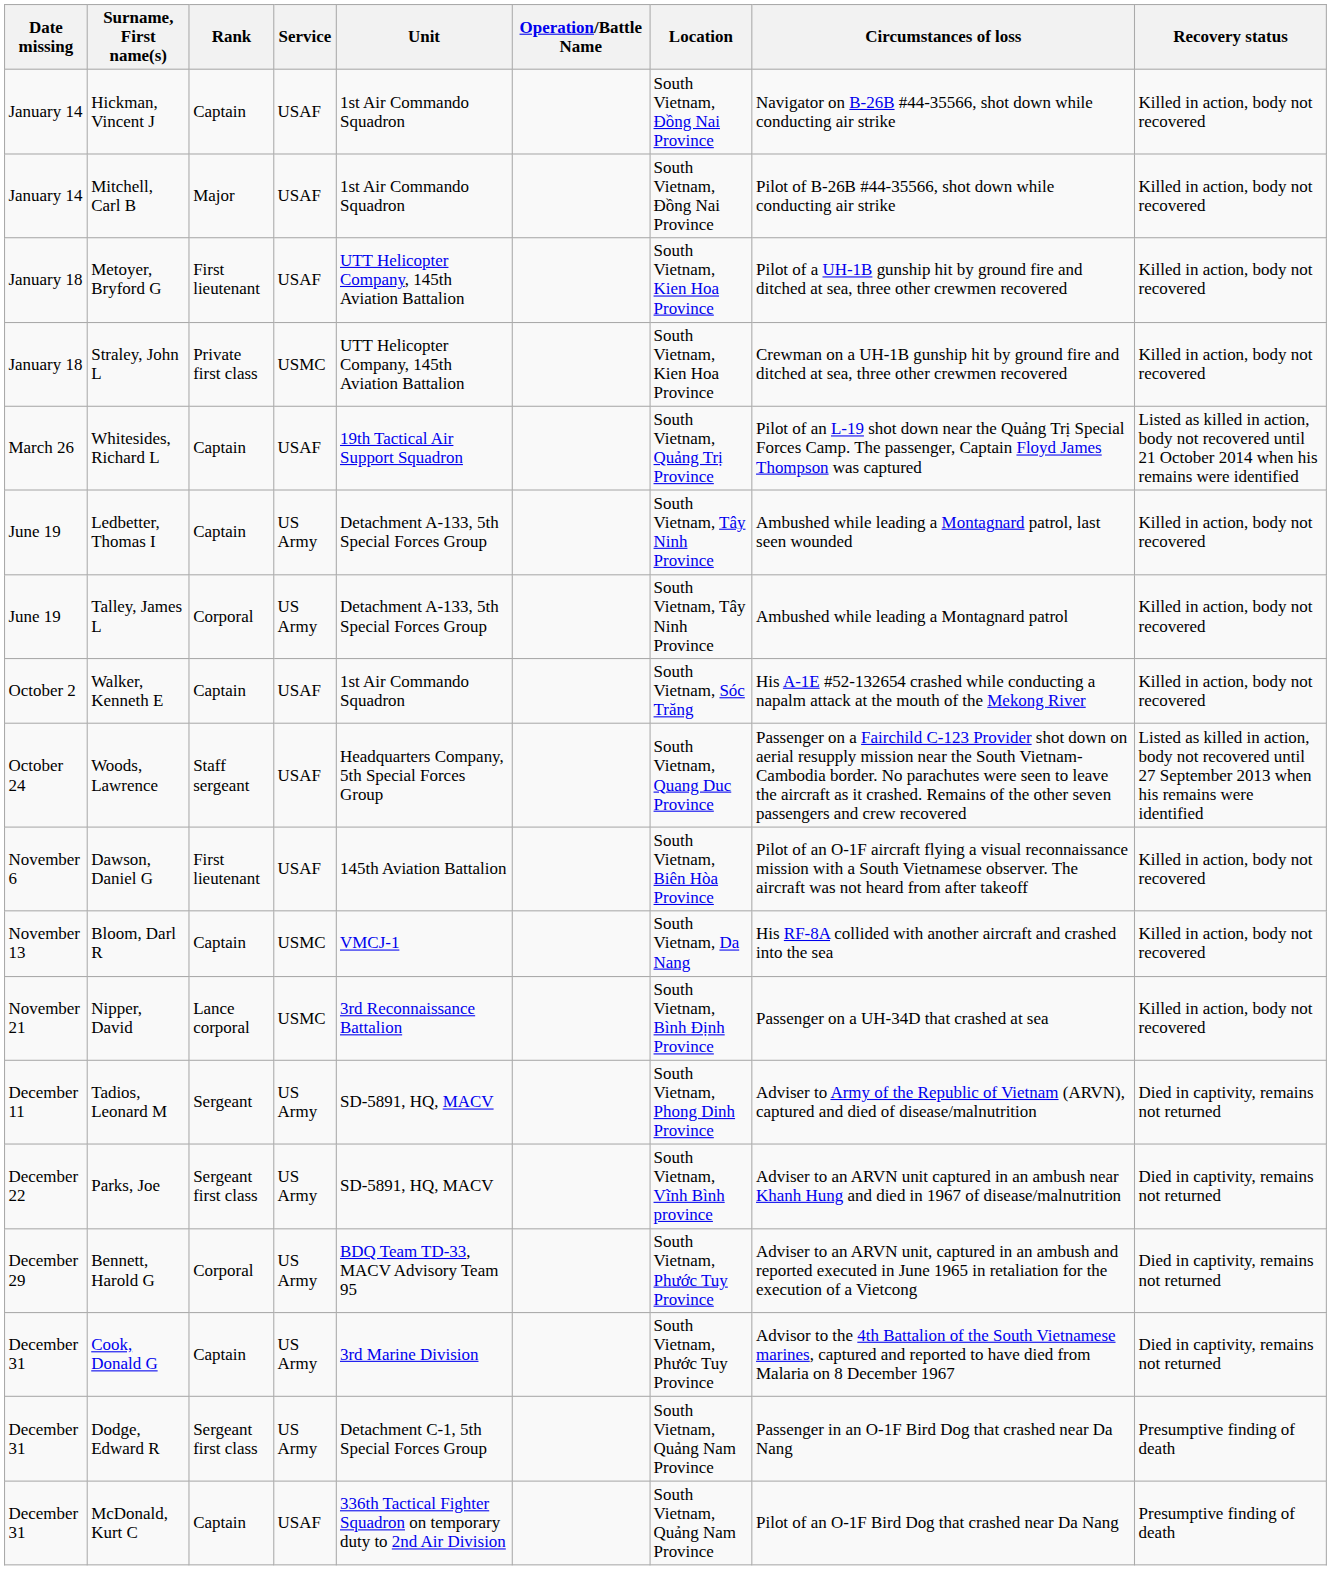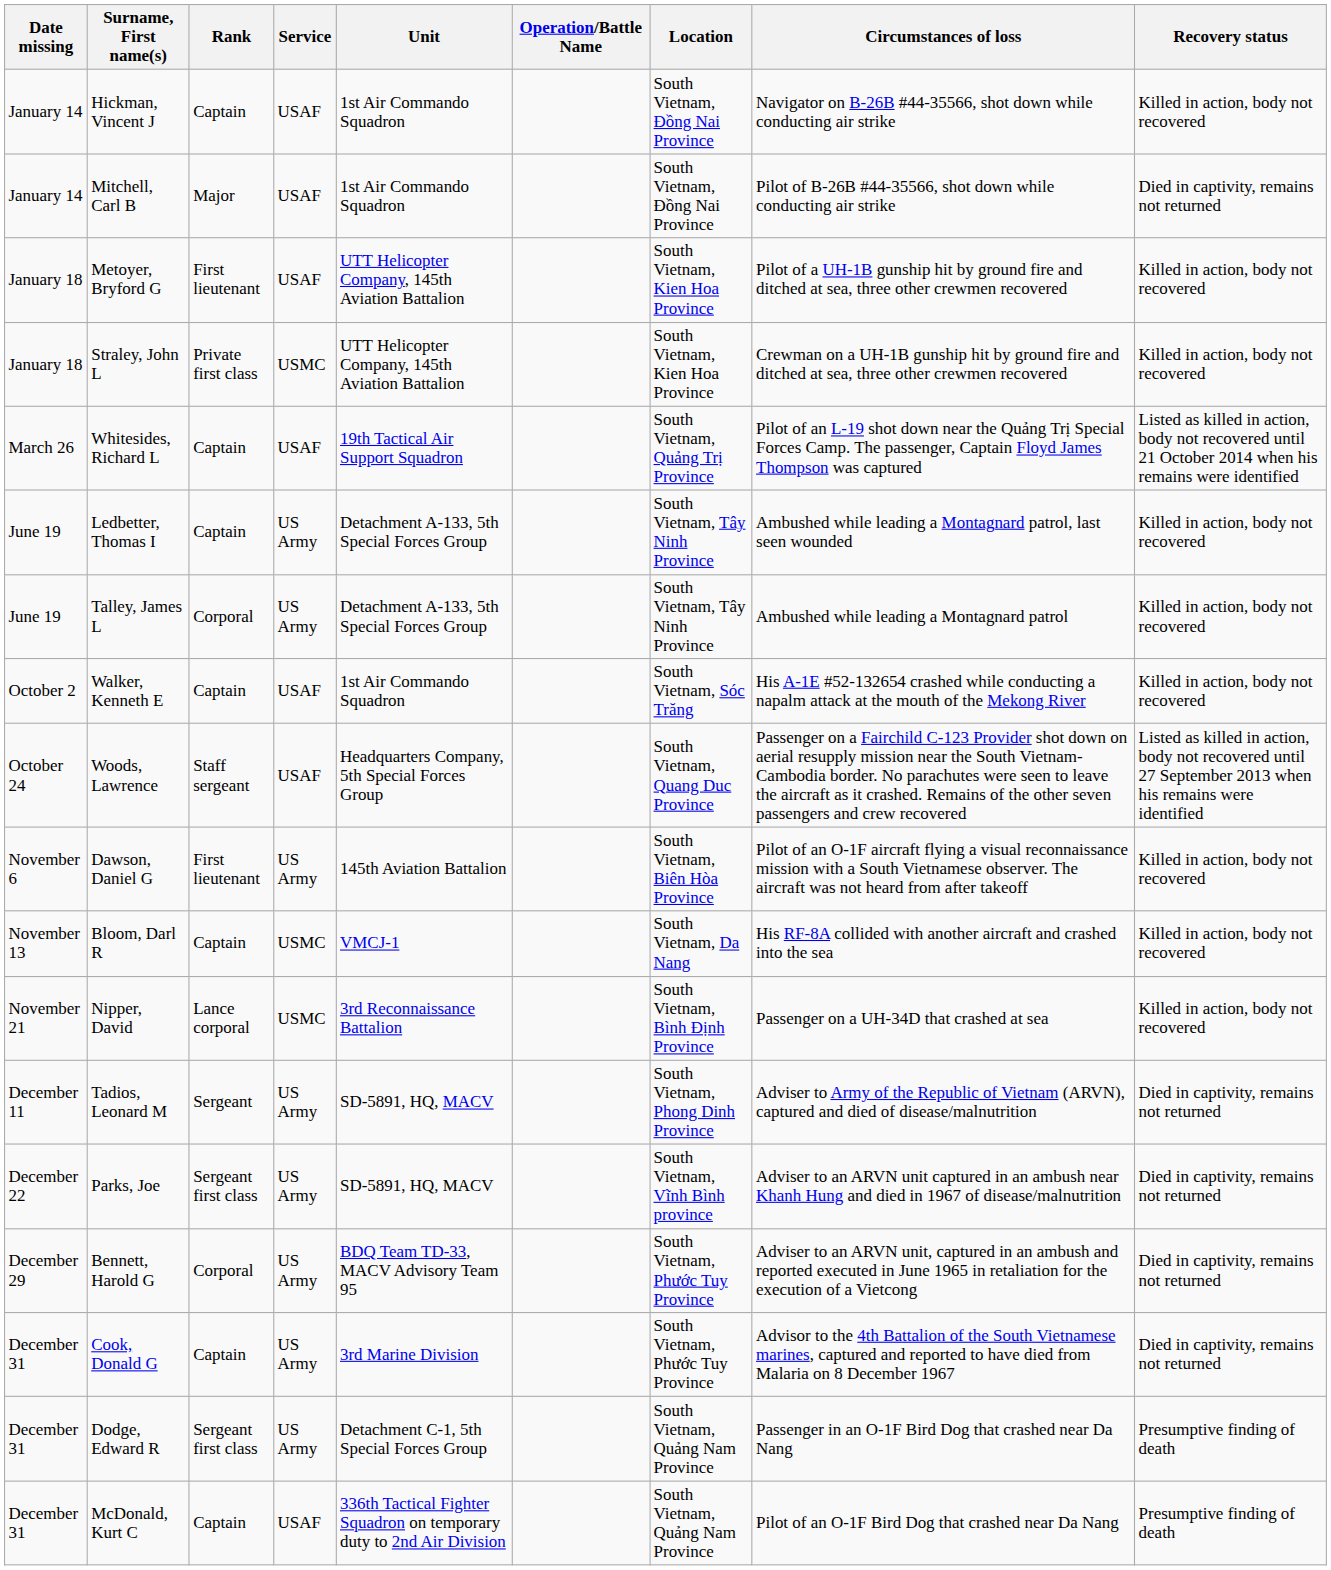(1226, 195) Killed in action, body not recovered -> (1226, 195) Died in captivity, remains not returned
(299, 868) USAF -> (297, 868) US Army
